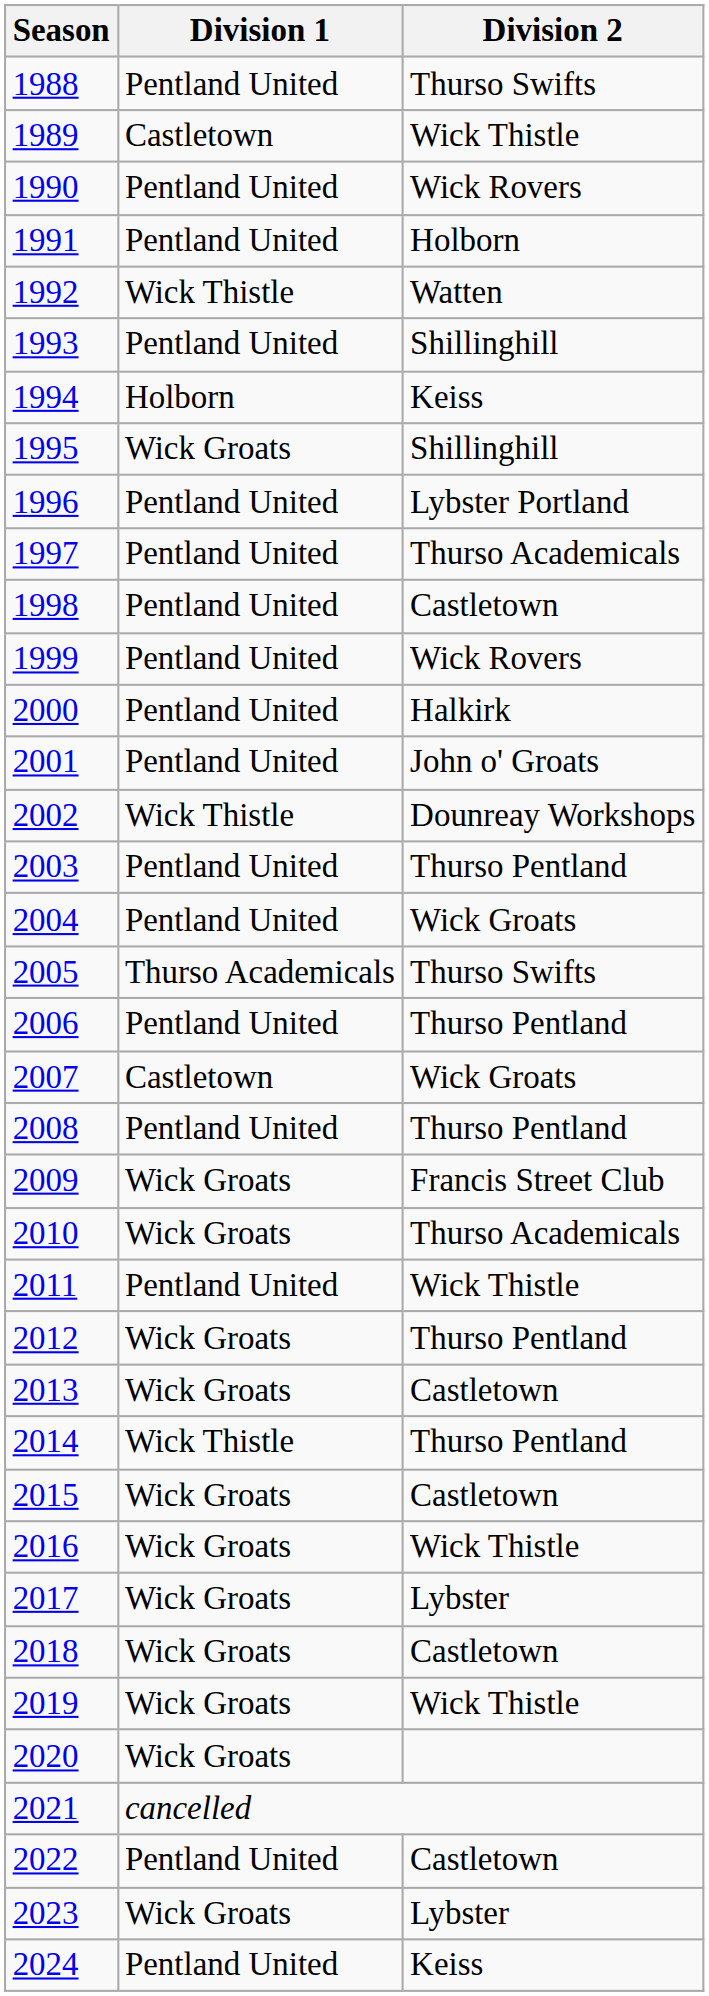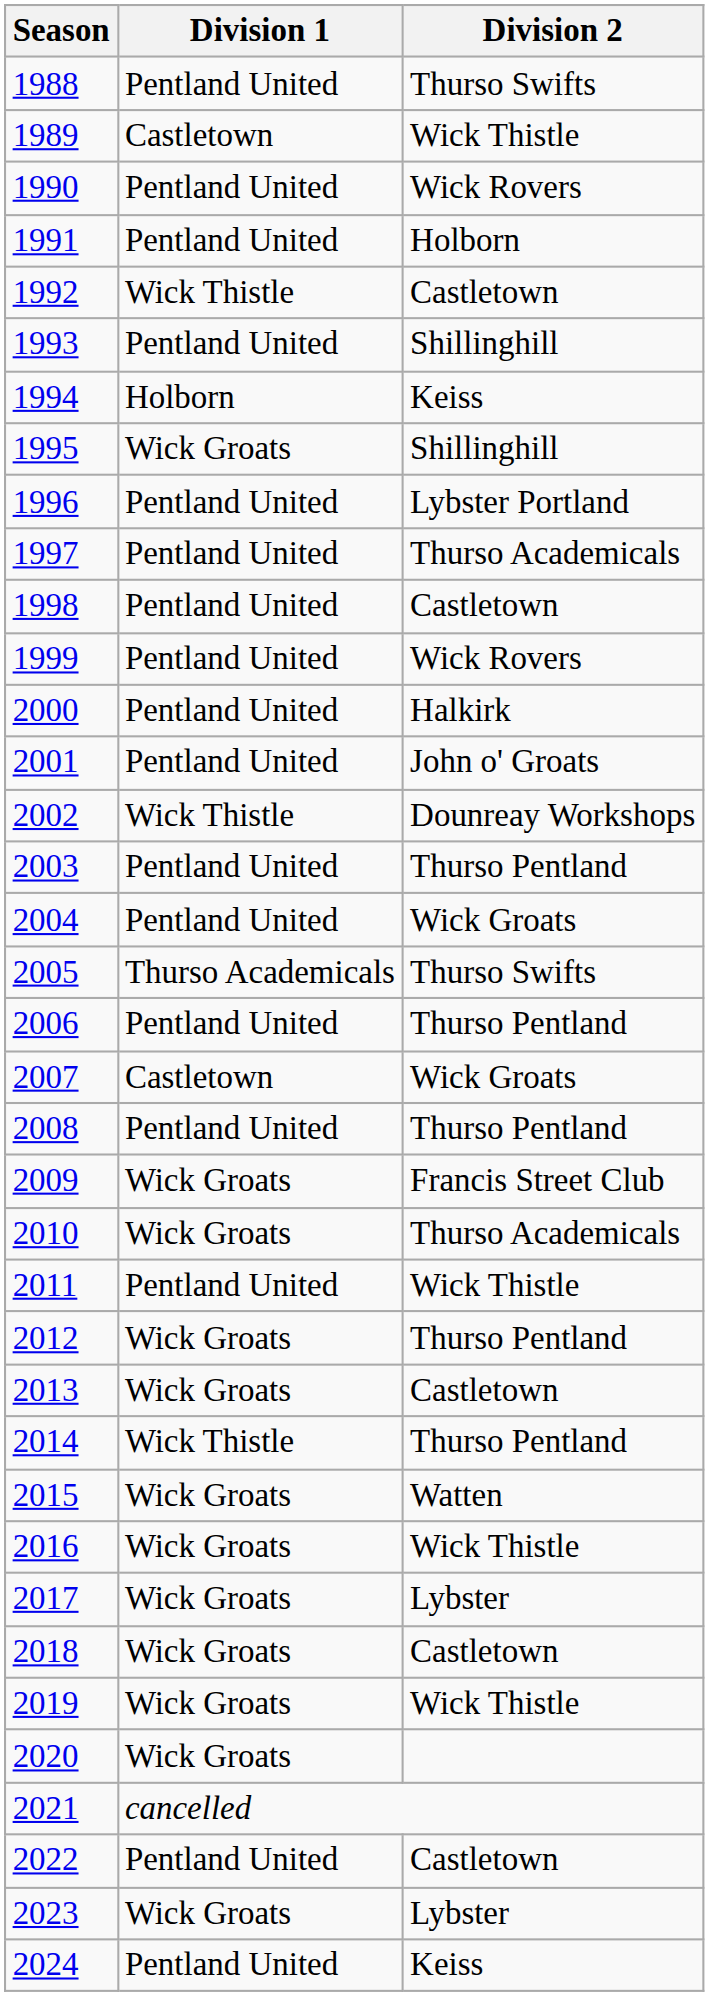(456, 291) Watten -> (484, 291) Castletown
(484, 1494) Castletown -> (456, 1494) Watten
